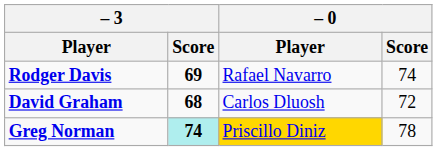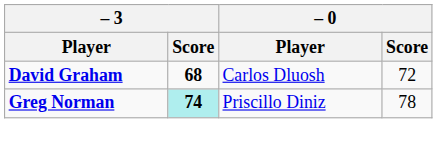- row: (60, 74)
(274, 131) gold background -> (274, 103) no background
